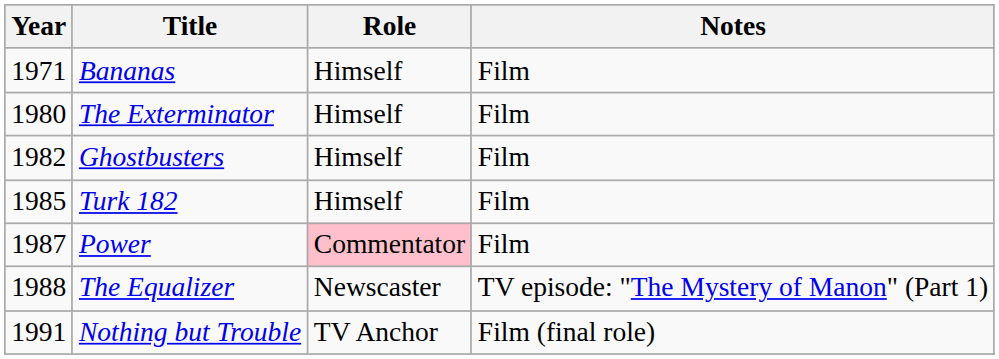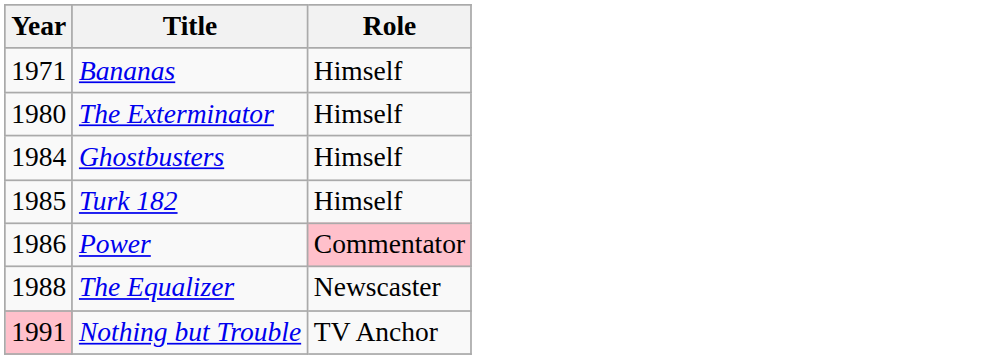- column: (733, 26)
(39, 157) 1982 -> (39, 157) 1984
(39, 244) 1987 -> (39, 244) 1986
(39, 331) no background -> (39, 331) pink background
